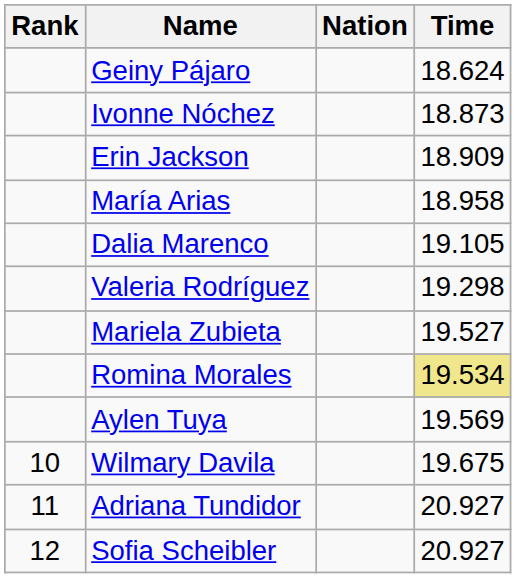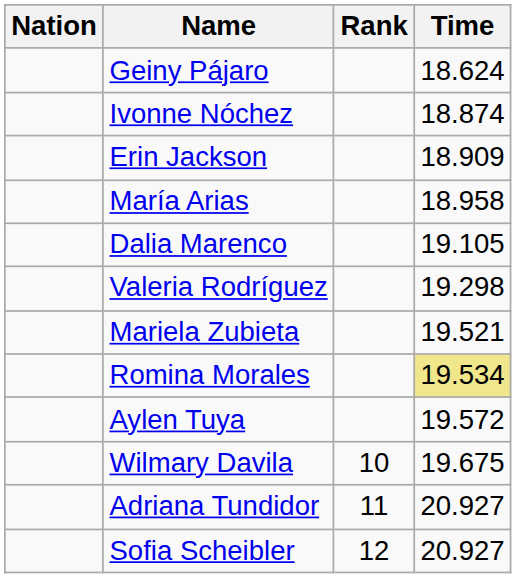columns swapped: (45, 26) <-> (365, 26)
(463, 113) 18.873 -> (463, 113) 18.874
(463, 331) 19.527 -> (463, 331) 19.521
(463, 419) 19.569 -> (463, 419) 19.572
